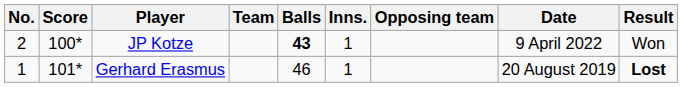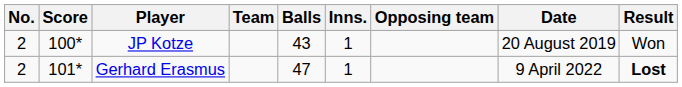(302, 44) bold -> (302, 44) normal
(559, 44) 9 April 2022 -> (559, 44) 20 August 2019
(22, 70) 1 -> (22, 70) 2
(302, 70) 46 -> (302, 70) 47
(559, 70) 20 August 2019 -> (559, 70) 9 April 2022
